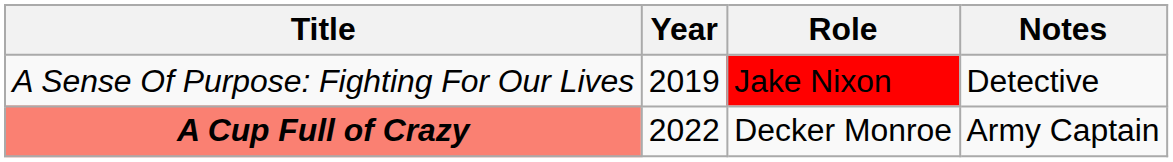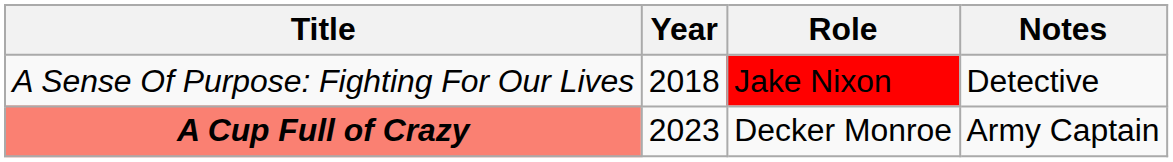(684, 80) 2019 -> (684, 80) 2018
(684, 130) 2022 -> (684, 130) 2023
